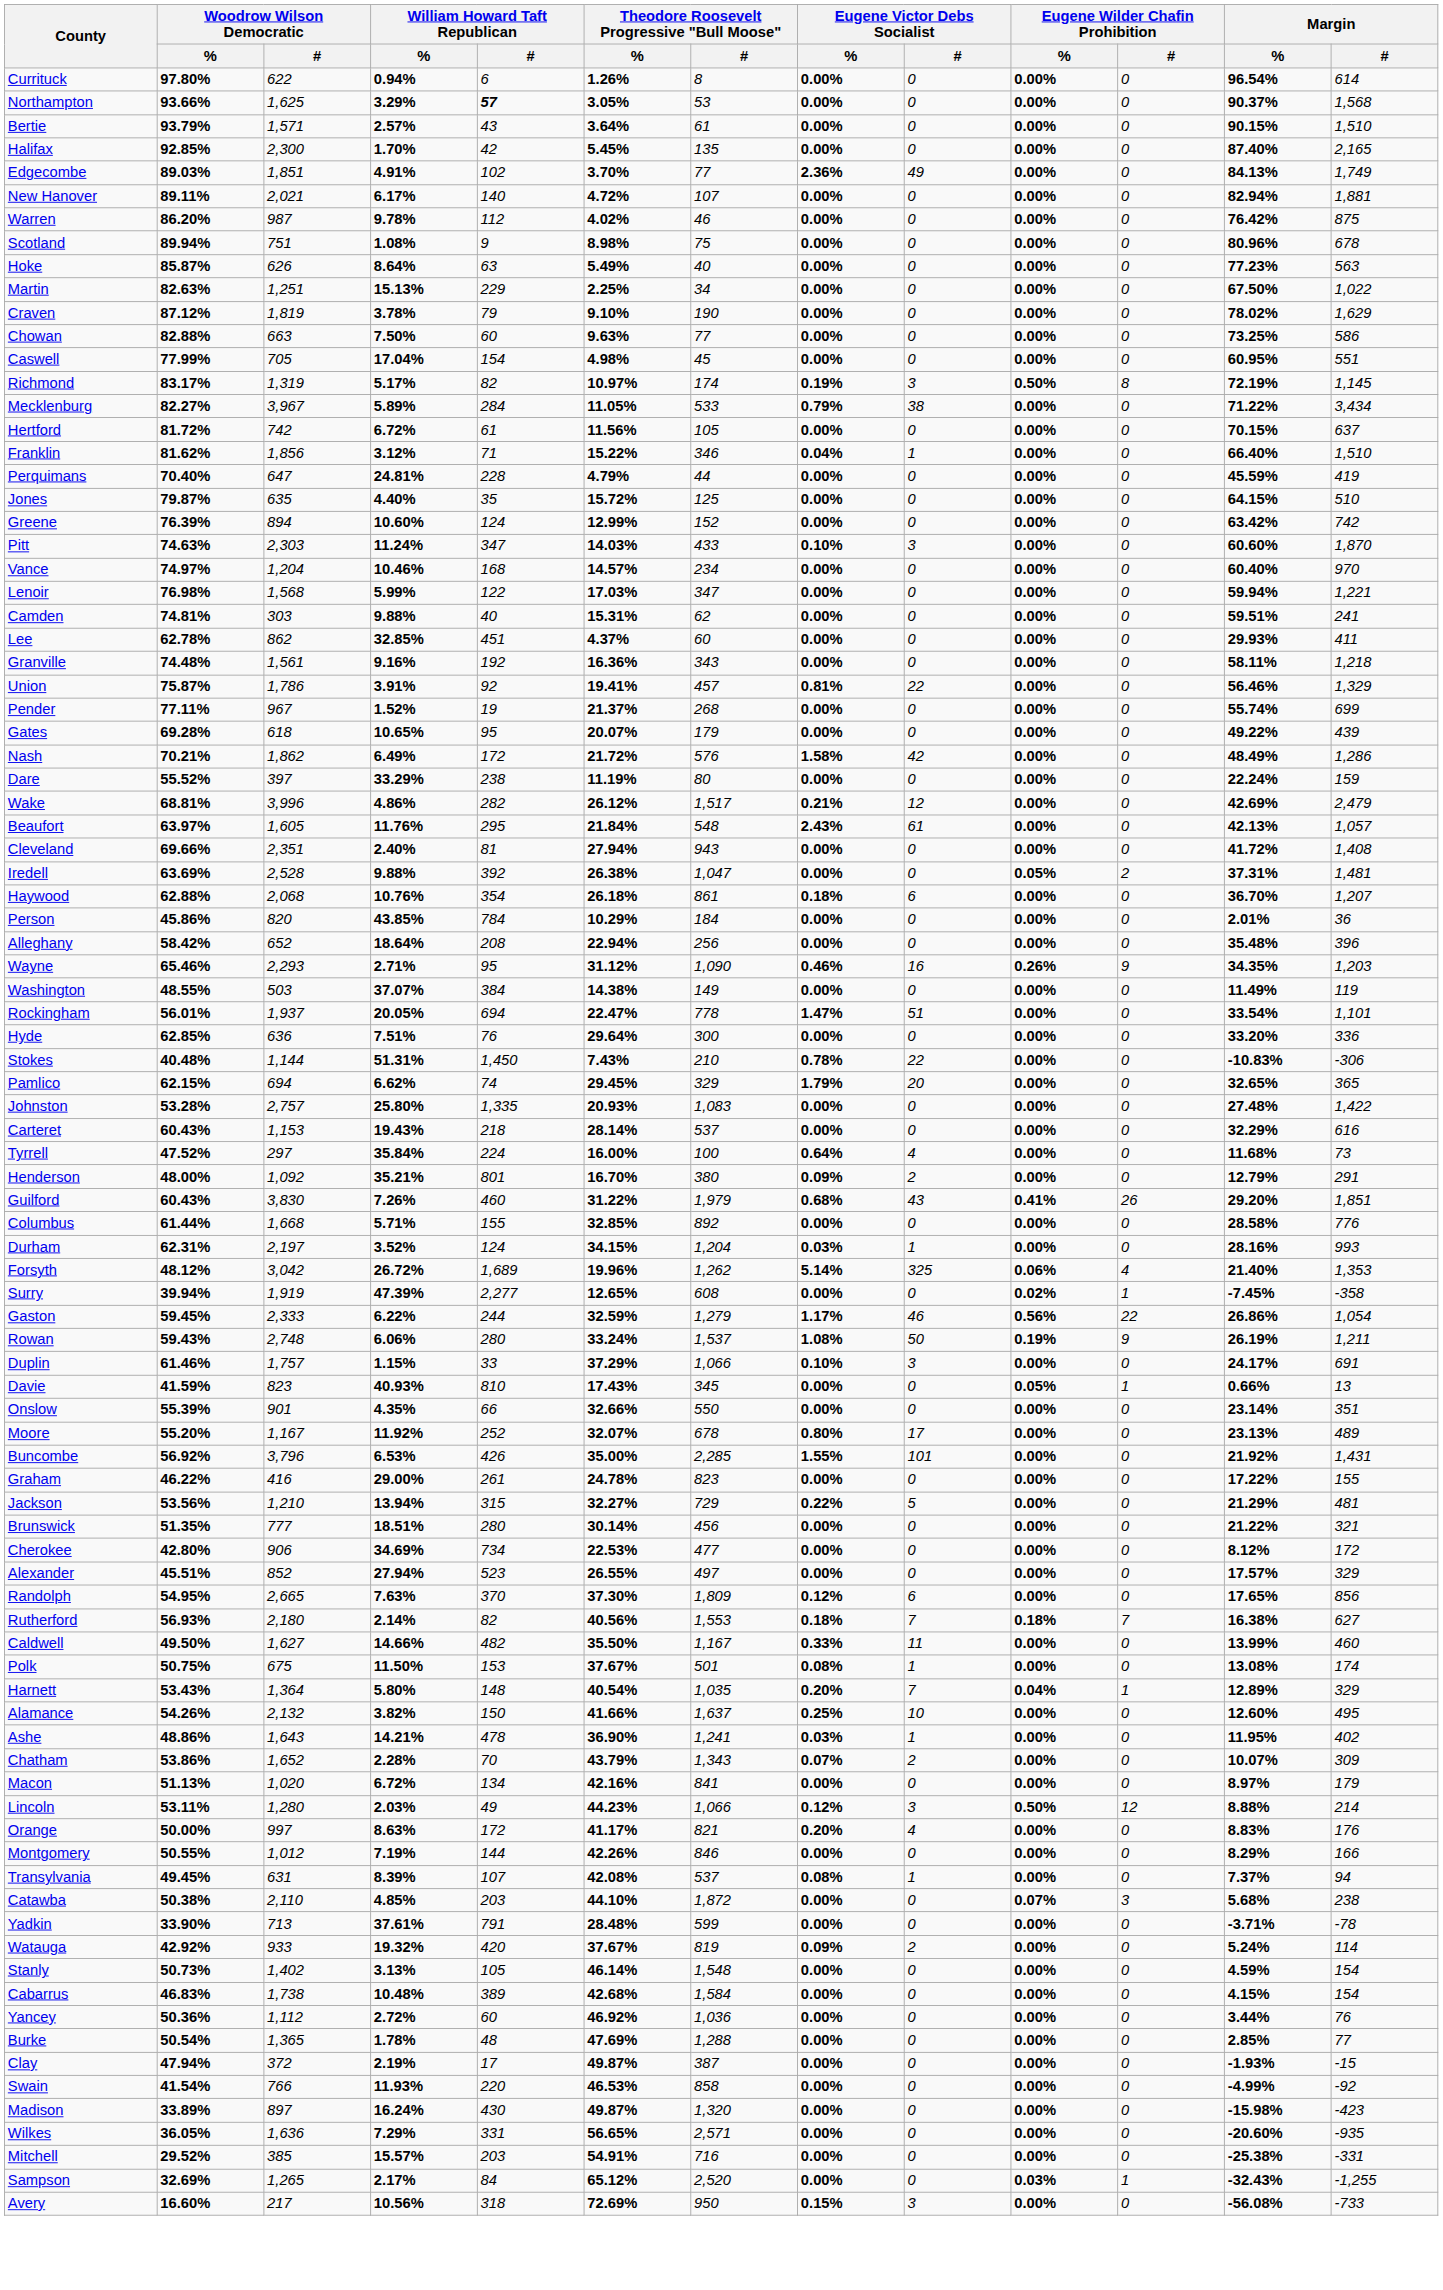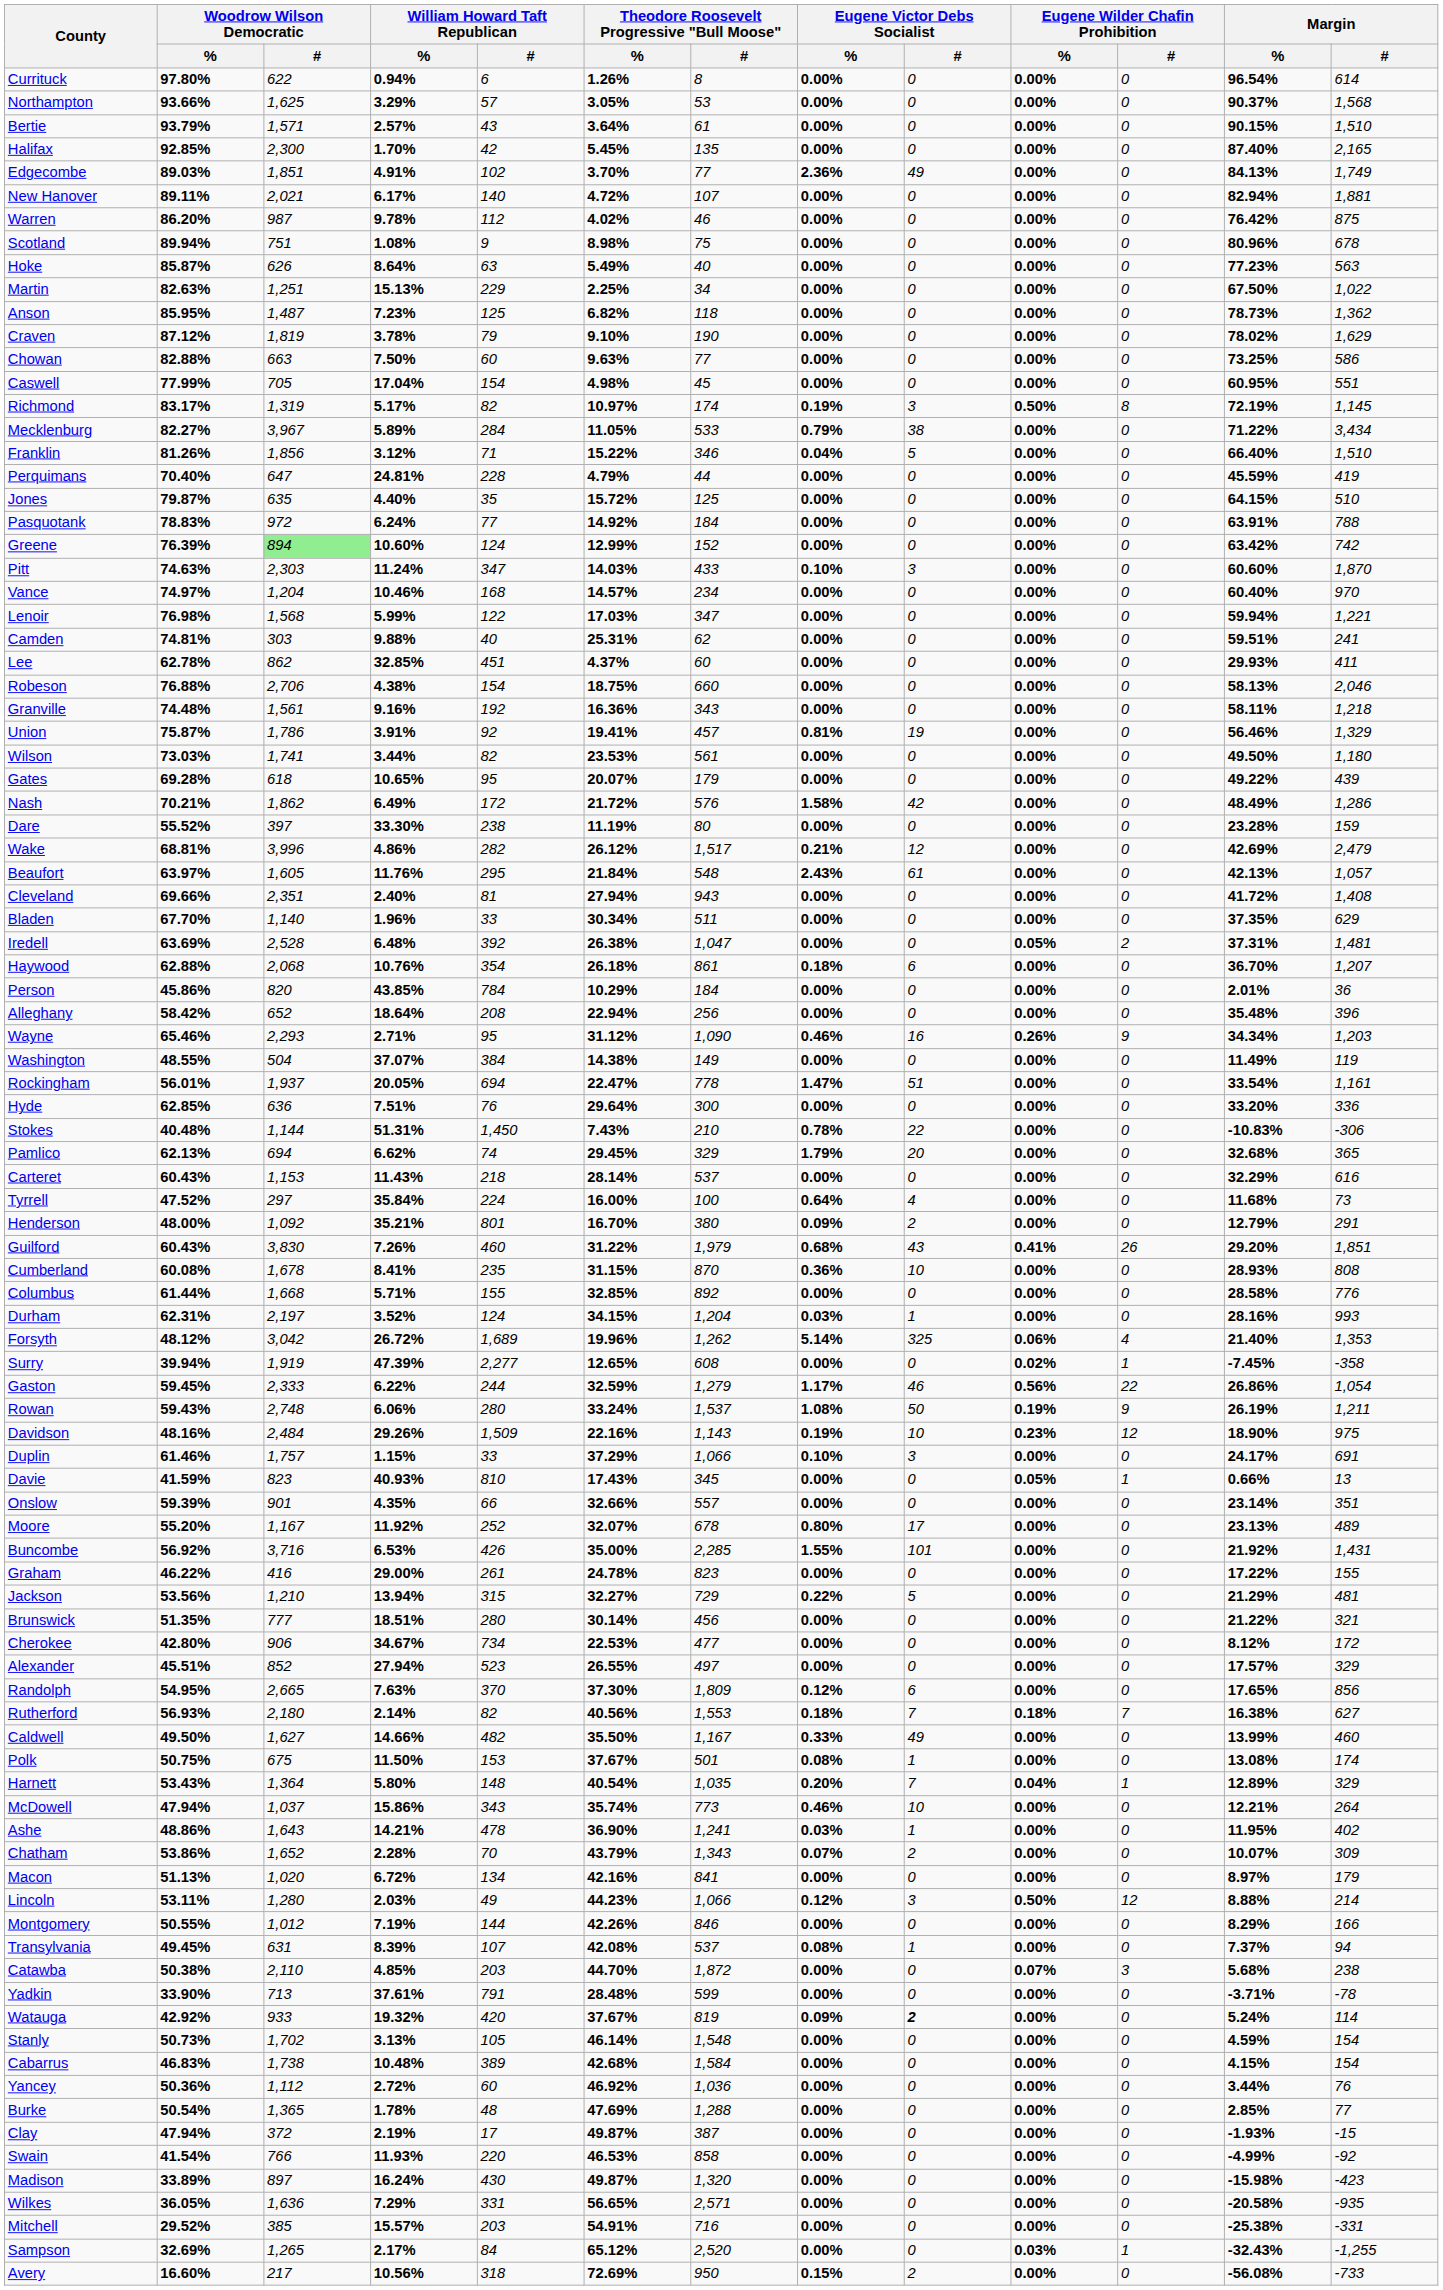(489, 102) bold -> (489, 102) normal
+ row: (29, 312)
- row: (34, 429)
(185, 452) 81.62% -> (185, 452) 81.26%
(912, 452) 1 -> (912, 452) 5
+ row: (47, 522)
(279, 522) no background -> (279, 546) lightgreen background
(612, 616) 15.31% -> (612, 639) 25.31%
+ row: (37, 686)
(916, 686) 22 -> (916, 733) 19
- row: (32, 709)
+ row: (30, 756)
(399, 779) 33.29% -> (399, 826) 33.30%
(1253, 779) 22.24% -> (1253, 826) 23.28%
+ row: (31, 919)
(395, 873) 9.88% -> (395, 943) 6.48%
(1253, 966) 34.35% -> (1253, 1036) 34.34%
(279, 989) 503 -> (279, 1059) 504
(1353, 1013) 1,101 -> (1353, 1083) 1,161
(185, 1083) 62.15% -> (185, 1153) 62.13%
(1253, 1083) 32.65% -> (1253, 1153) 32.68%
- row: (38, 1106)
(399, 1129) 19.43% -> (398, 1176) 11.43%
+ row: (48, 1270)
+ row: (39, 1433)
(185, 1410) 55.39% -> (185, 1503) 59.39%
(706, 1410) 550 -> (706, 1503) 557
(286, 1456) 3,796 -> (286, 1550) 3,716
(399, 1550) 34.69% -> (399, 1643) 34.67%
(915, 1643) 11 -> (916, 1736) 49
- row: (41, 1713)
+ row: (40, 1806)
- row: (32, 1830)
(612, 1900) 44.10% -> (612, 1970) 44.70%
(912, 1947) normal -> (912, 2017) bold
(286, 1970) 1,402 -> (286, 2040) 1,702
(1255, 2133) -20.60% -> (1255, 2203) -20.58%
(912, 2203) 3 -> (912, 2273) 2
